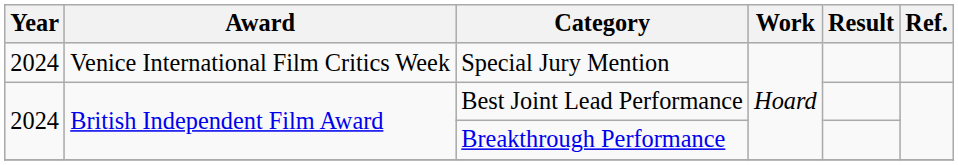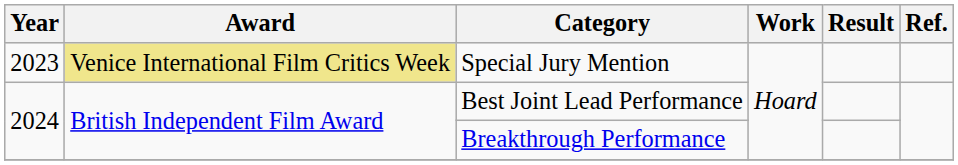(35, 62) 2024 -> (35, 62) 2023
(260, 62) no background -> (260, 62) khaki background
